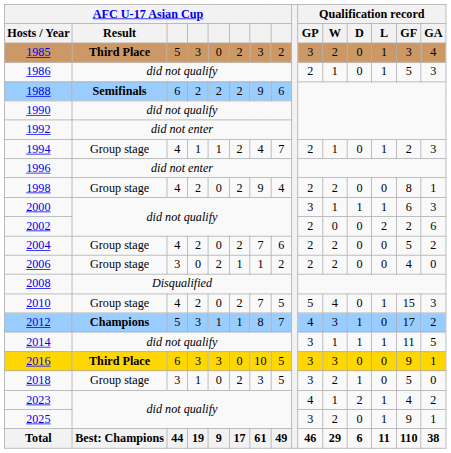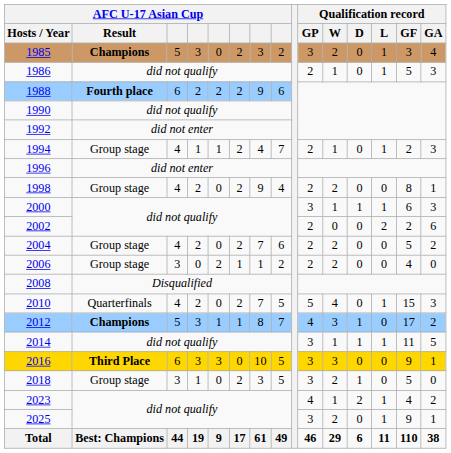(120, 52) Third Place -> (120, 52) Champions
(120, 91) Semifinals -> (120, 91) Fourth place
(120, 303) Group stage -> (120, 303) Quarterfinals
